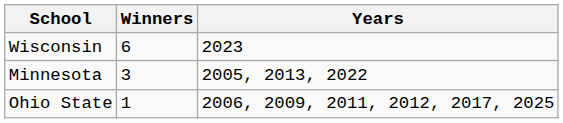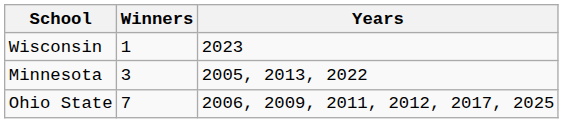(126, 47) 6 -> (126, 47) 1
(126, 103) 1 -> (126, 103) 7
